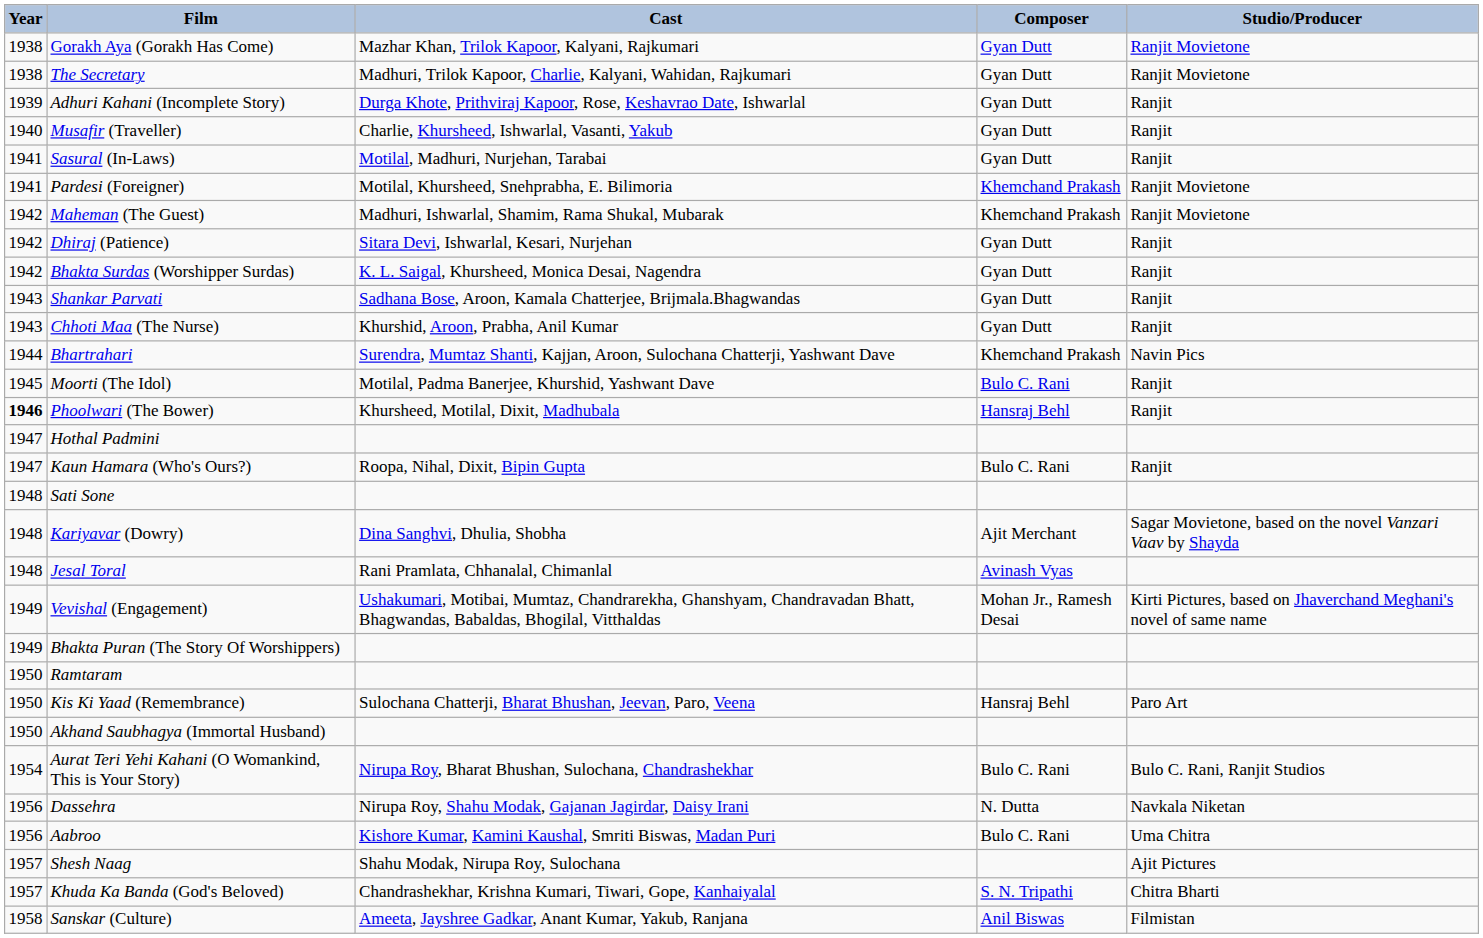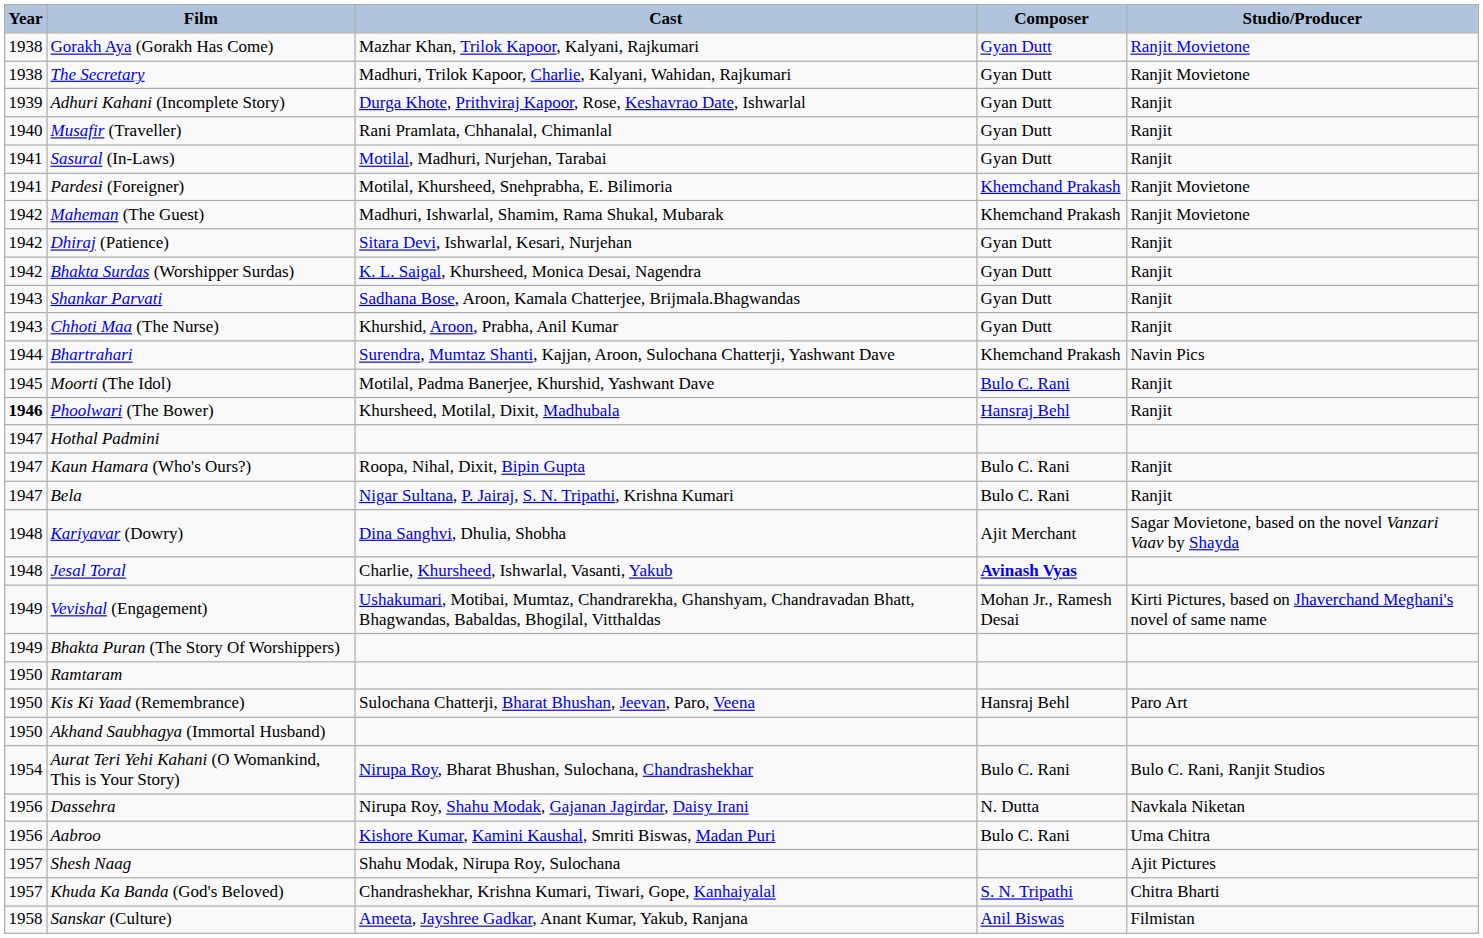(516, 131) Charlie, Khursheed, Ishwarlal, Vasanti, Yakub -> (486, 131) Rani Pramlata, Chhanalal, Chimanlal
+ row: (66, 495)
- row: (82, 495)
(486, 571) Rani Pramlata, Chhanalal, Chimanlal -> (516, 571) Charlie, Khursheed, Ishwarlal, Vasanti, Yakub
(1027, 571) normal -> (1029, 571) bold
